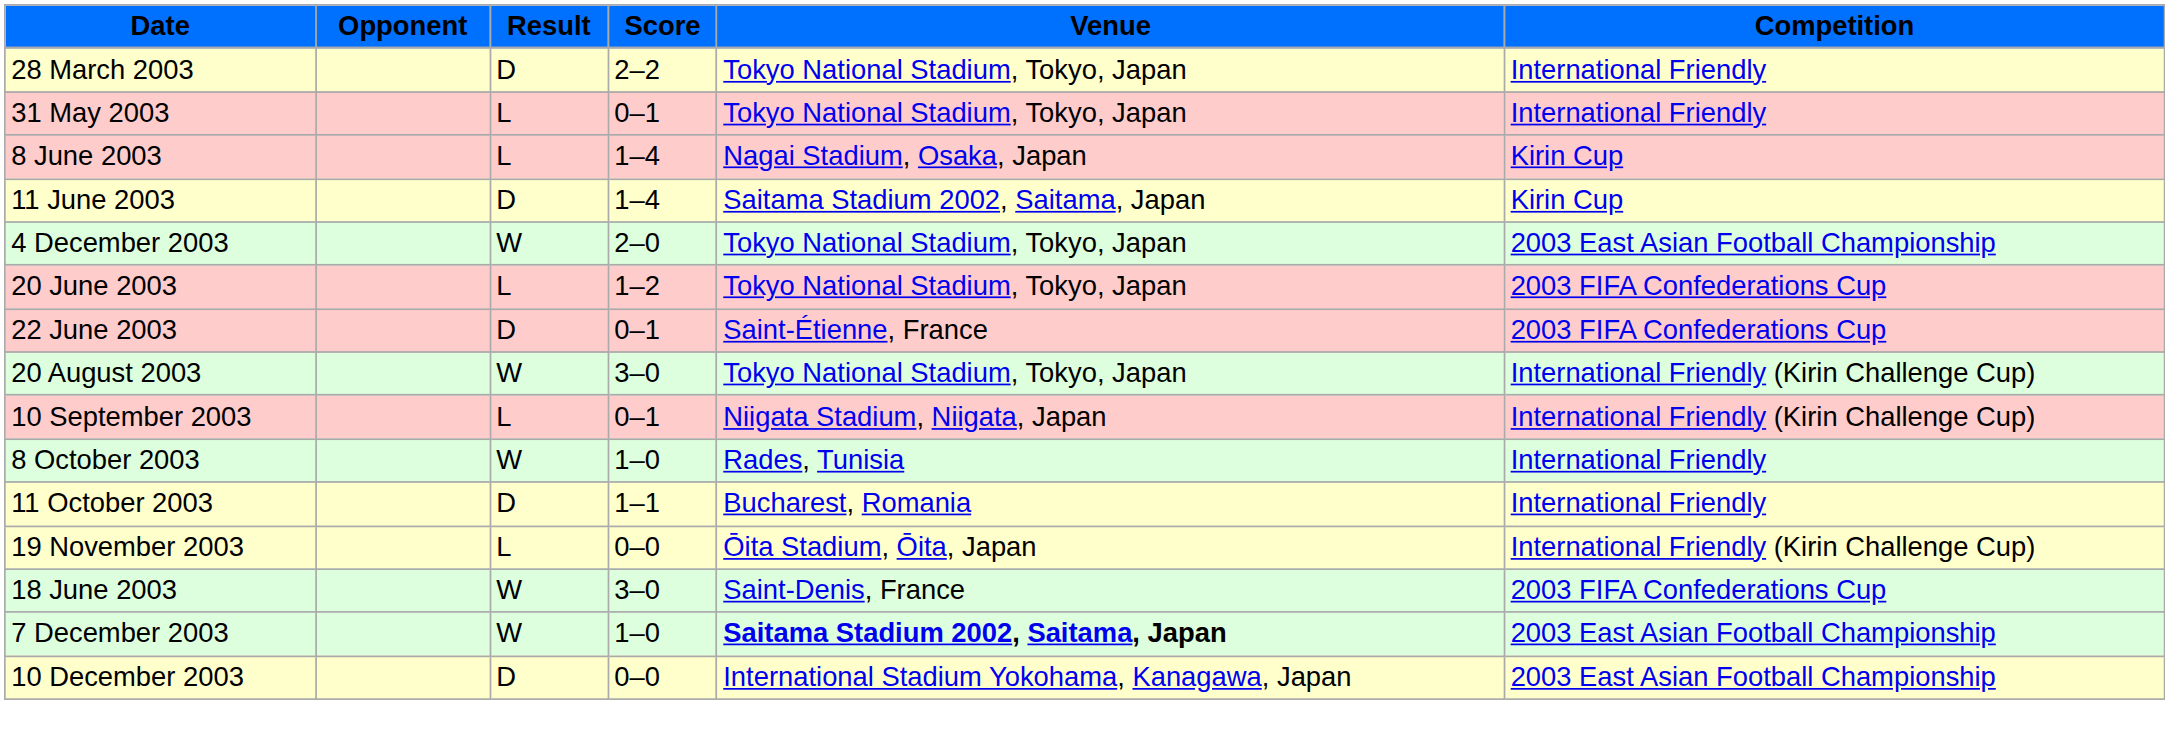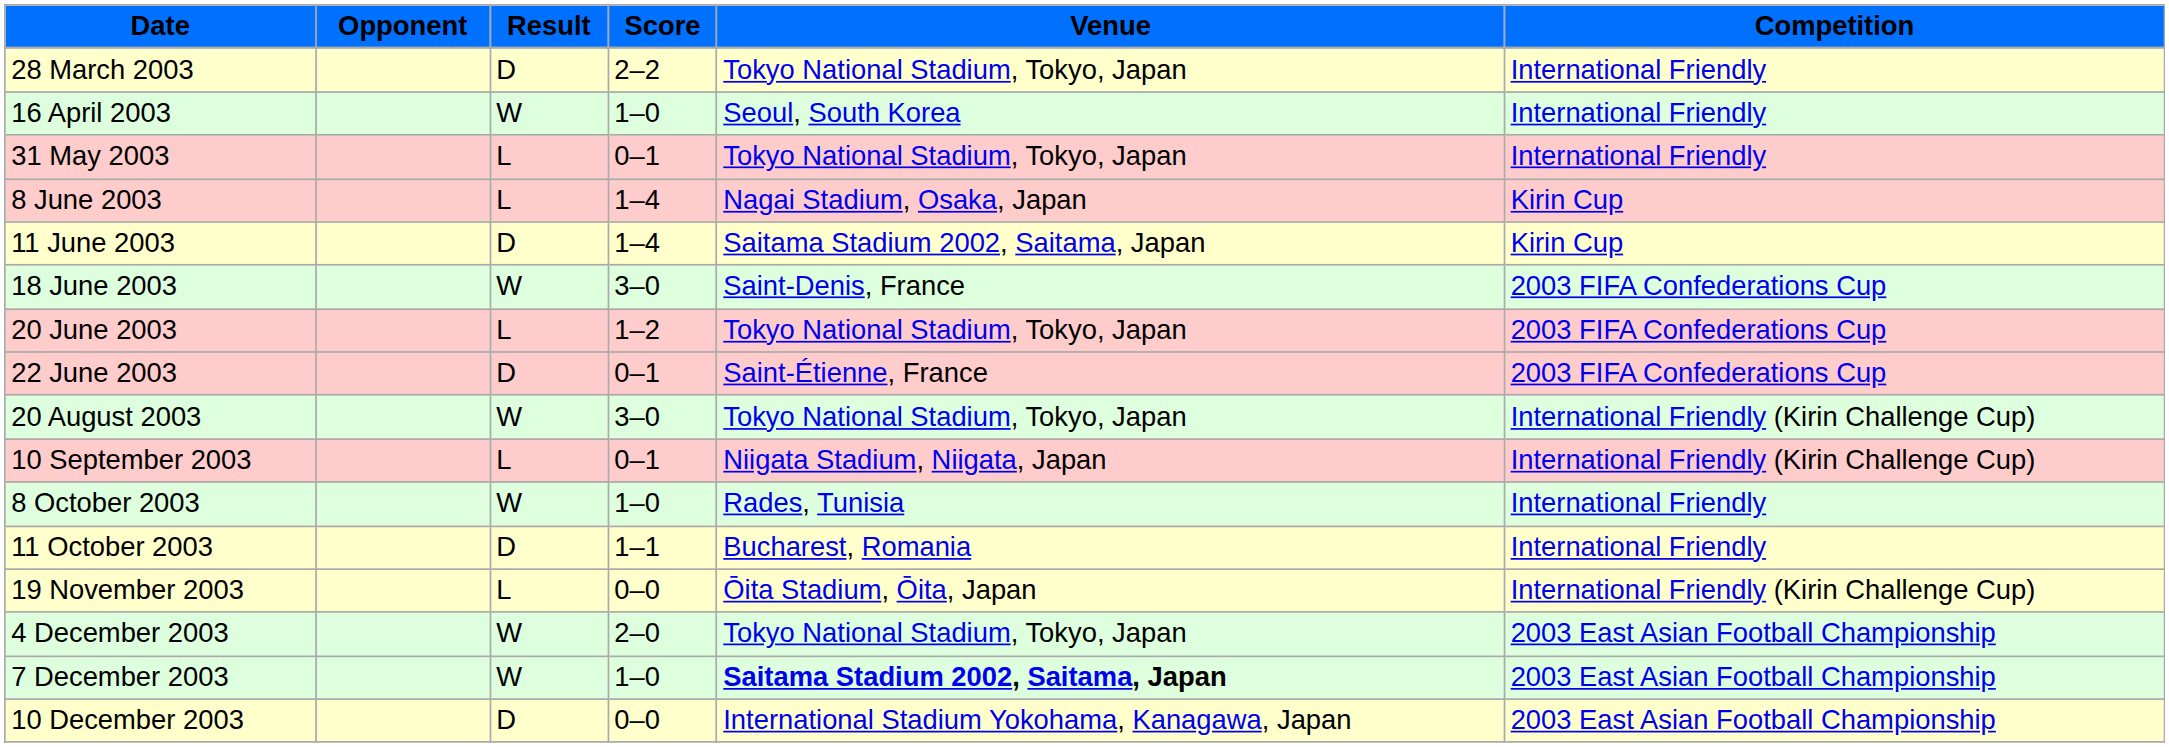+ row: (91, 112)
rows swapped: (94, 590) <-> (120, 243)
